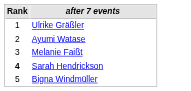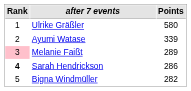+ column: (171, 12)
(17, 52) no background -> (17, 52) pink background
